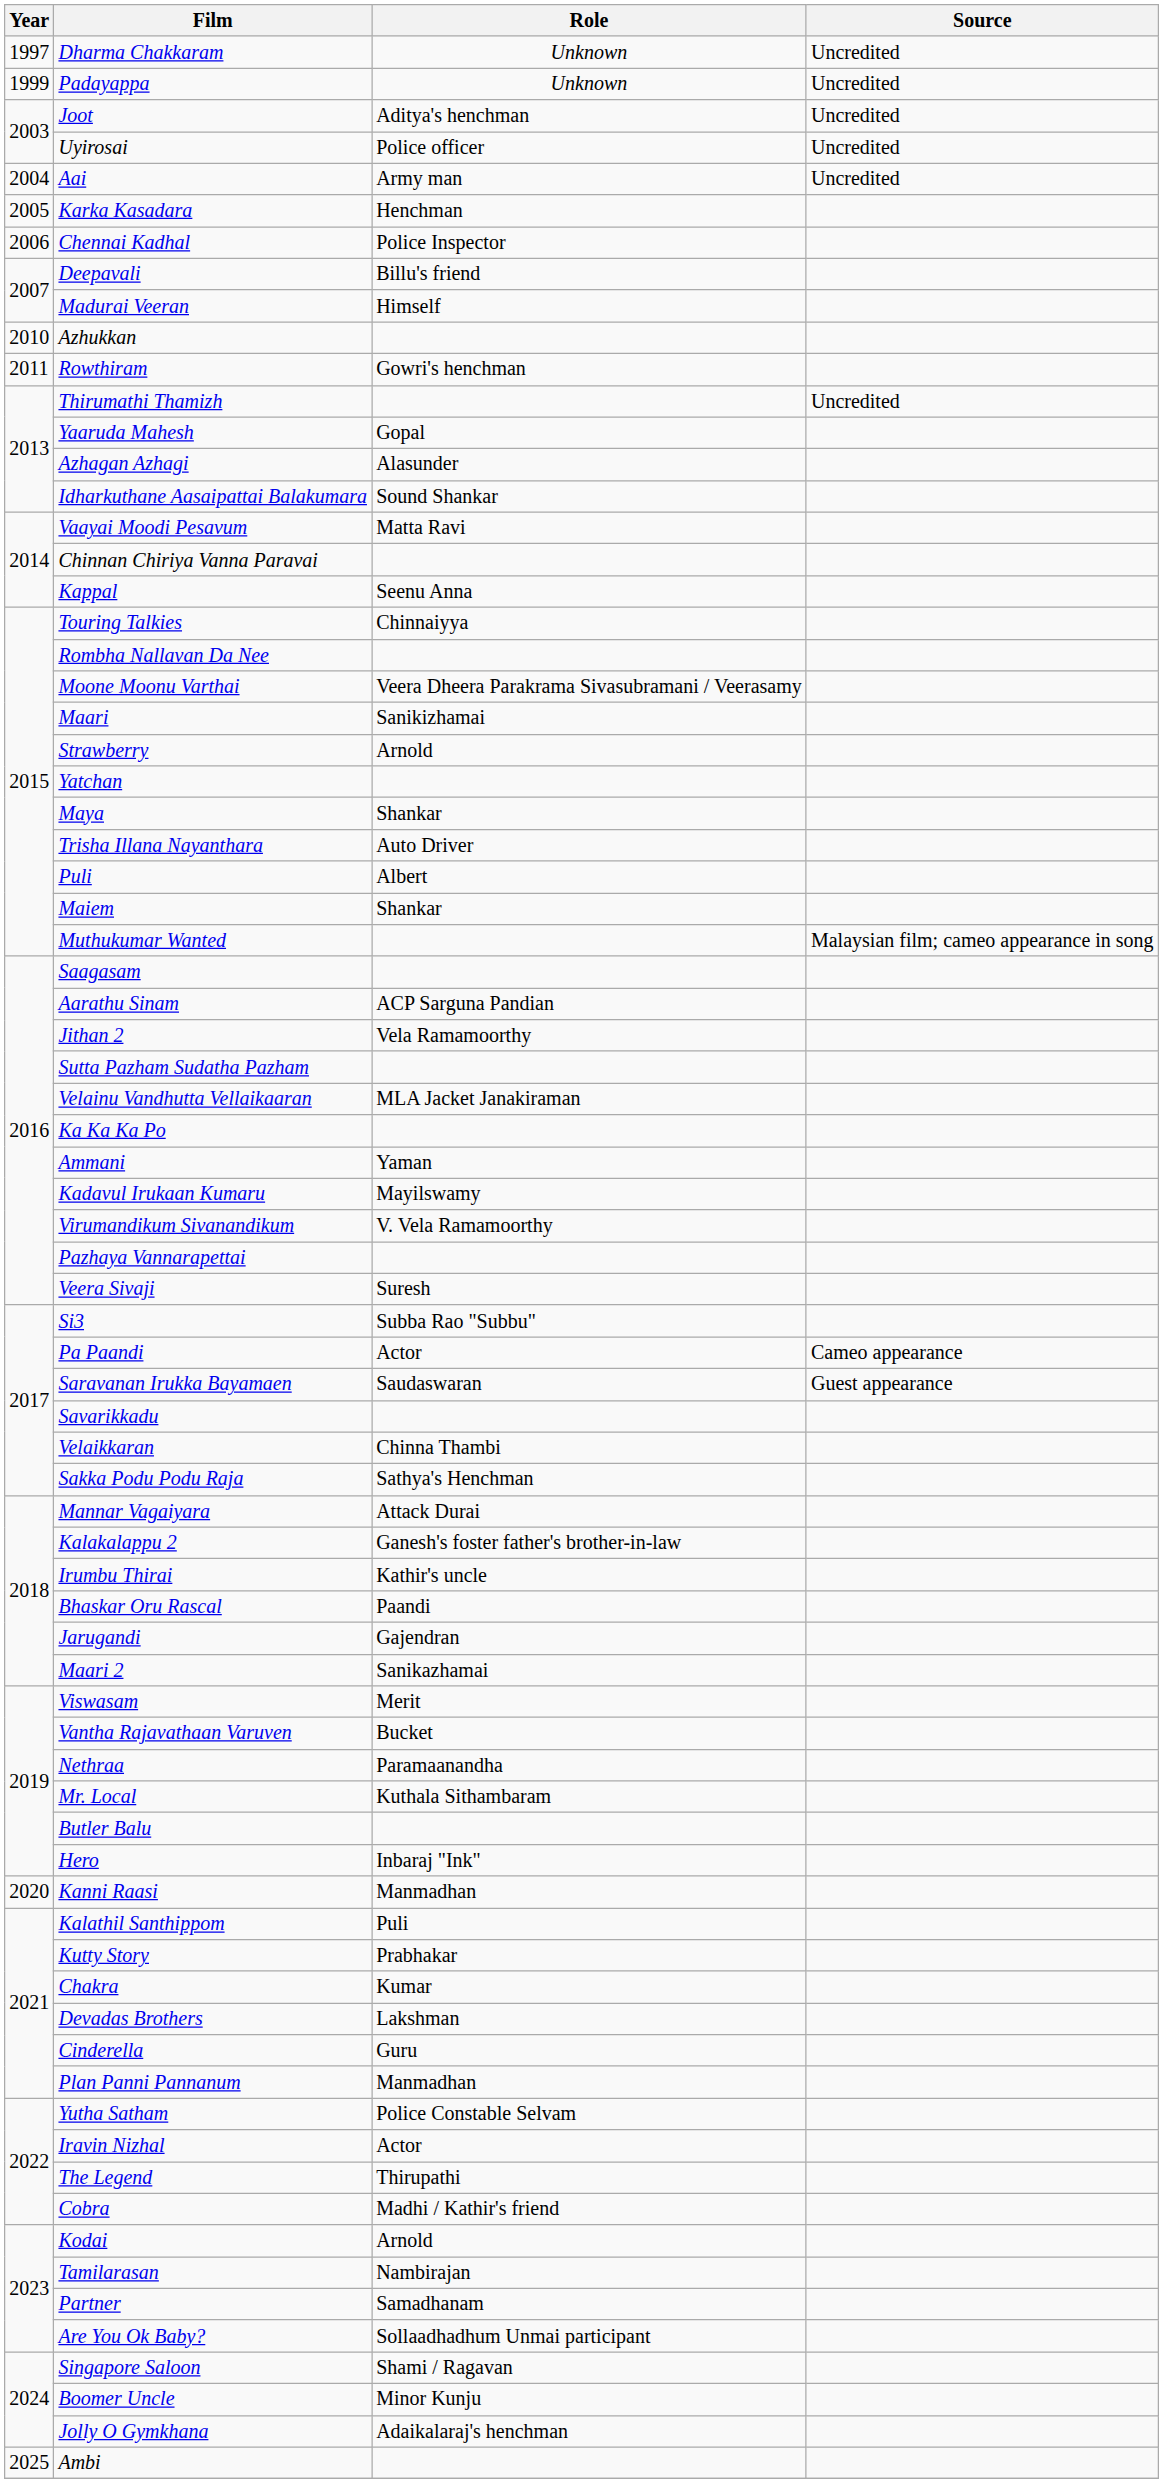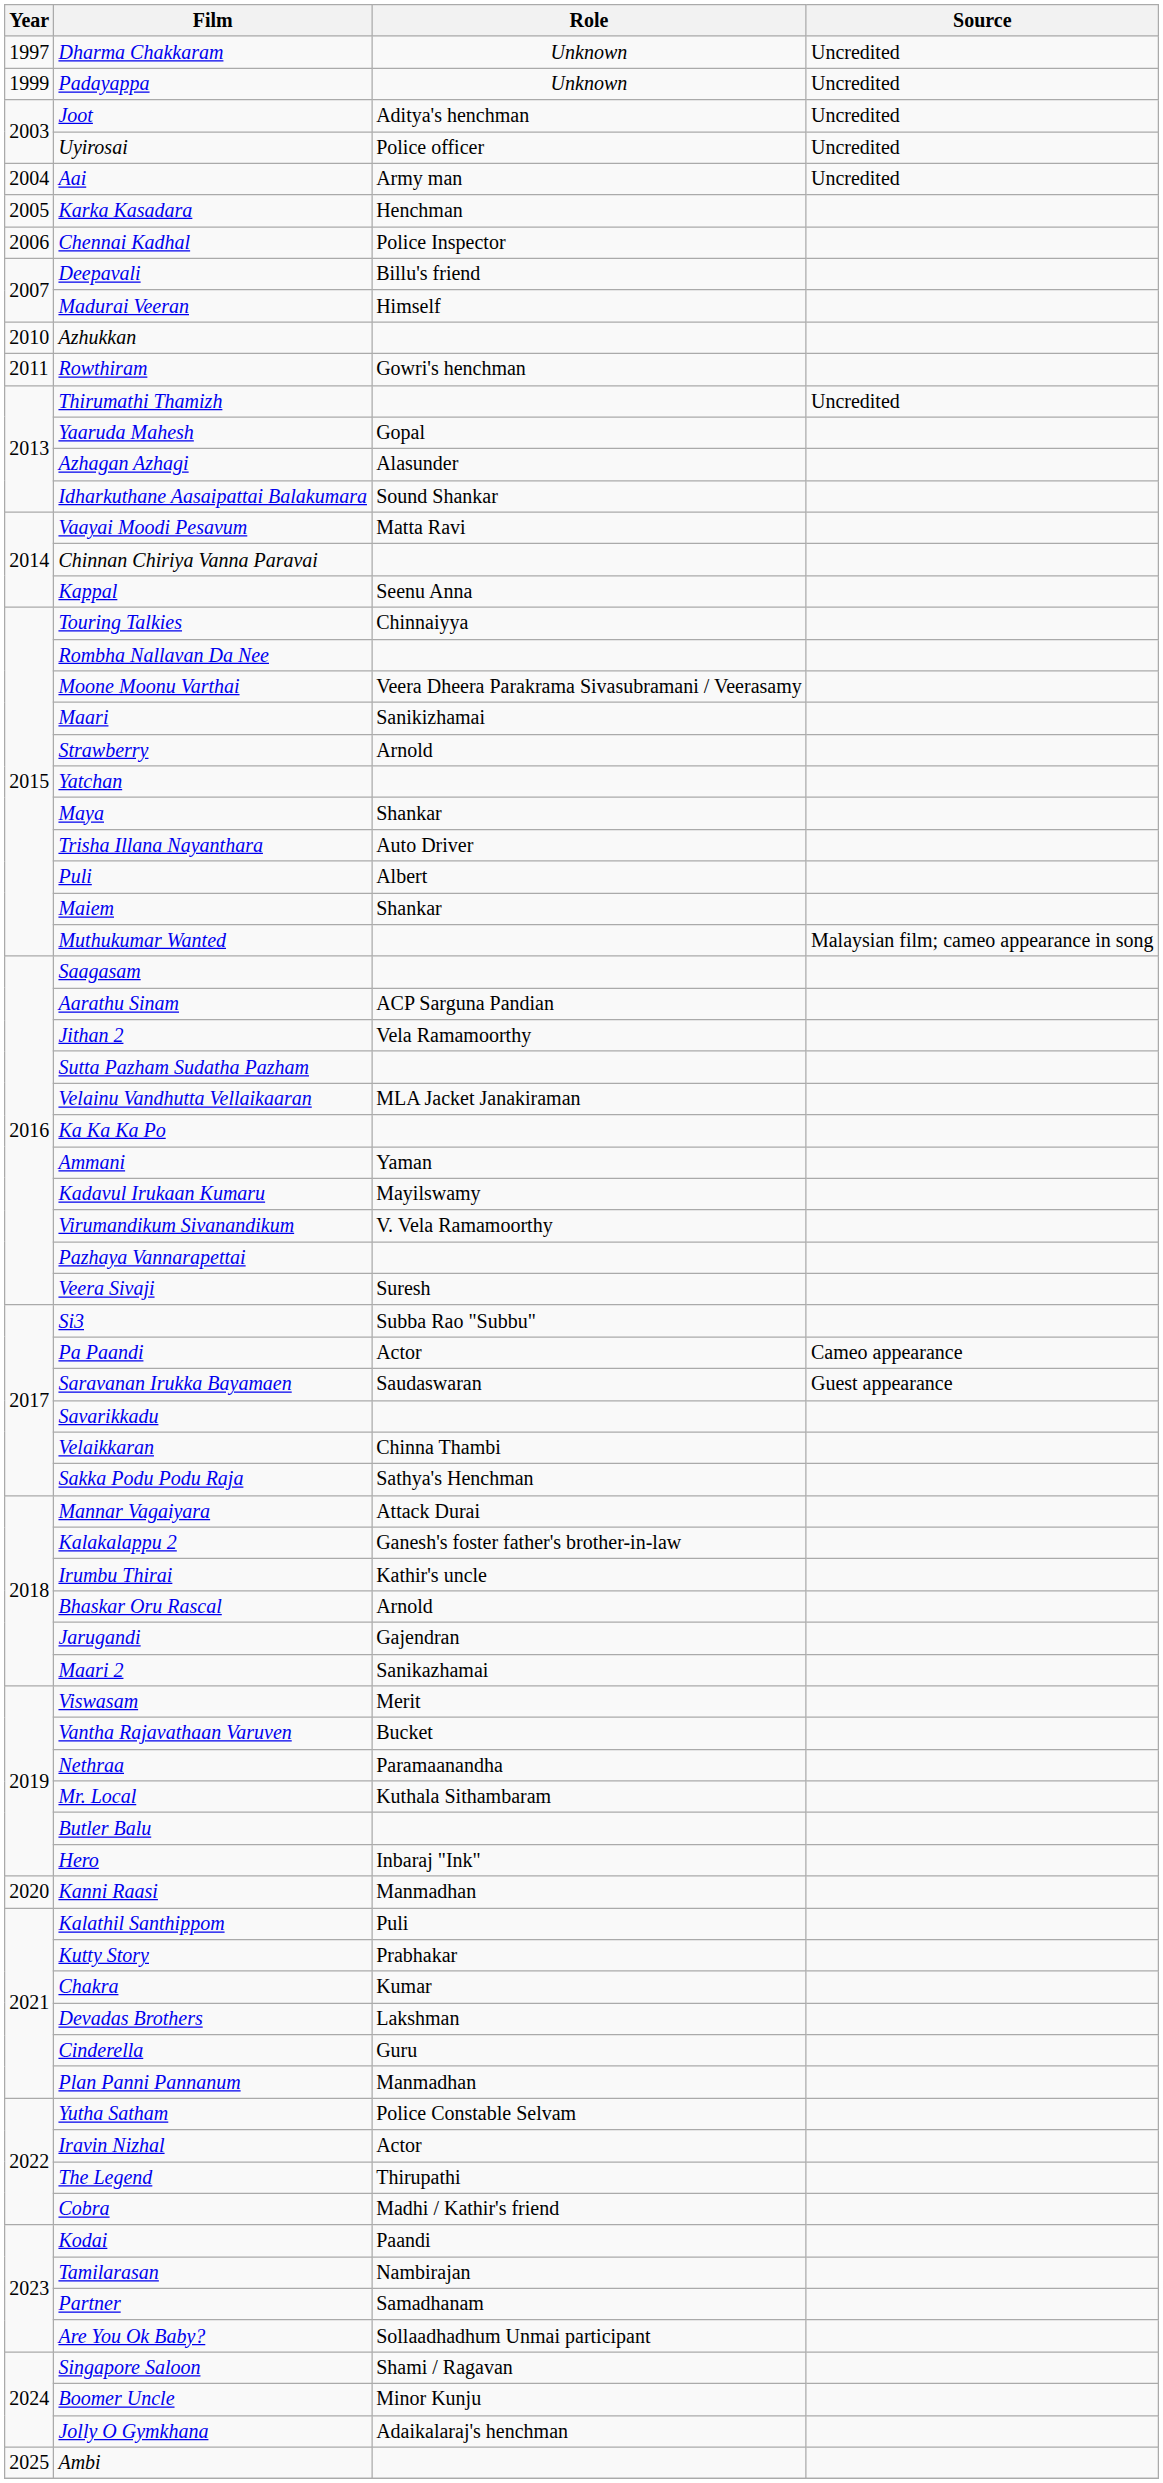(403, 1606) Paandi -> (404, 1606) Arnold
(404, 2240) Arnold -> (403, 2240) Paandi
